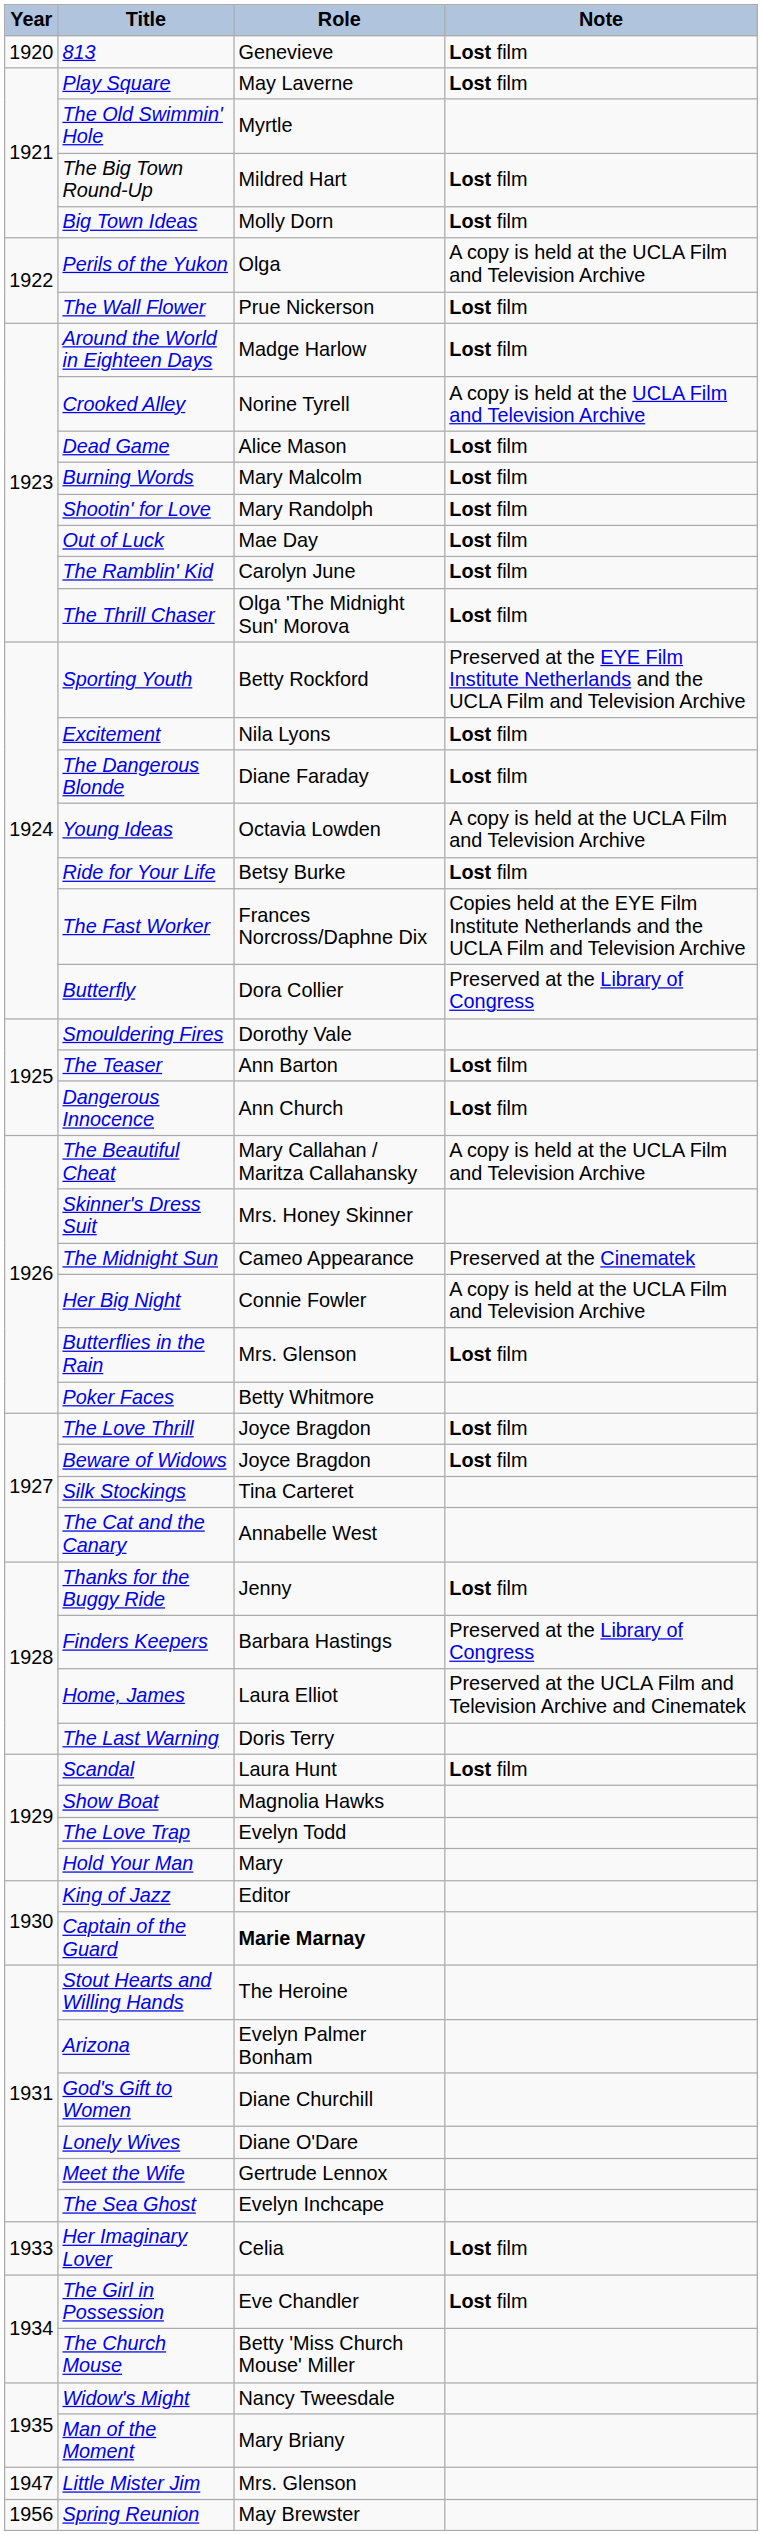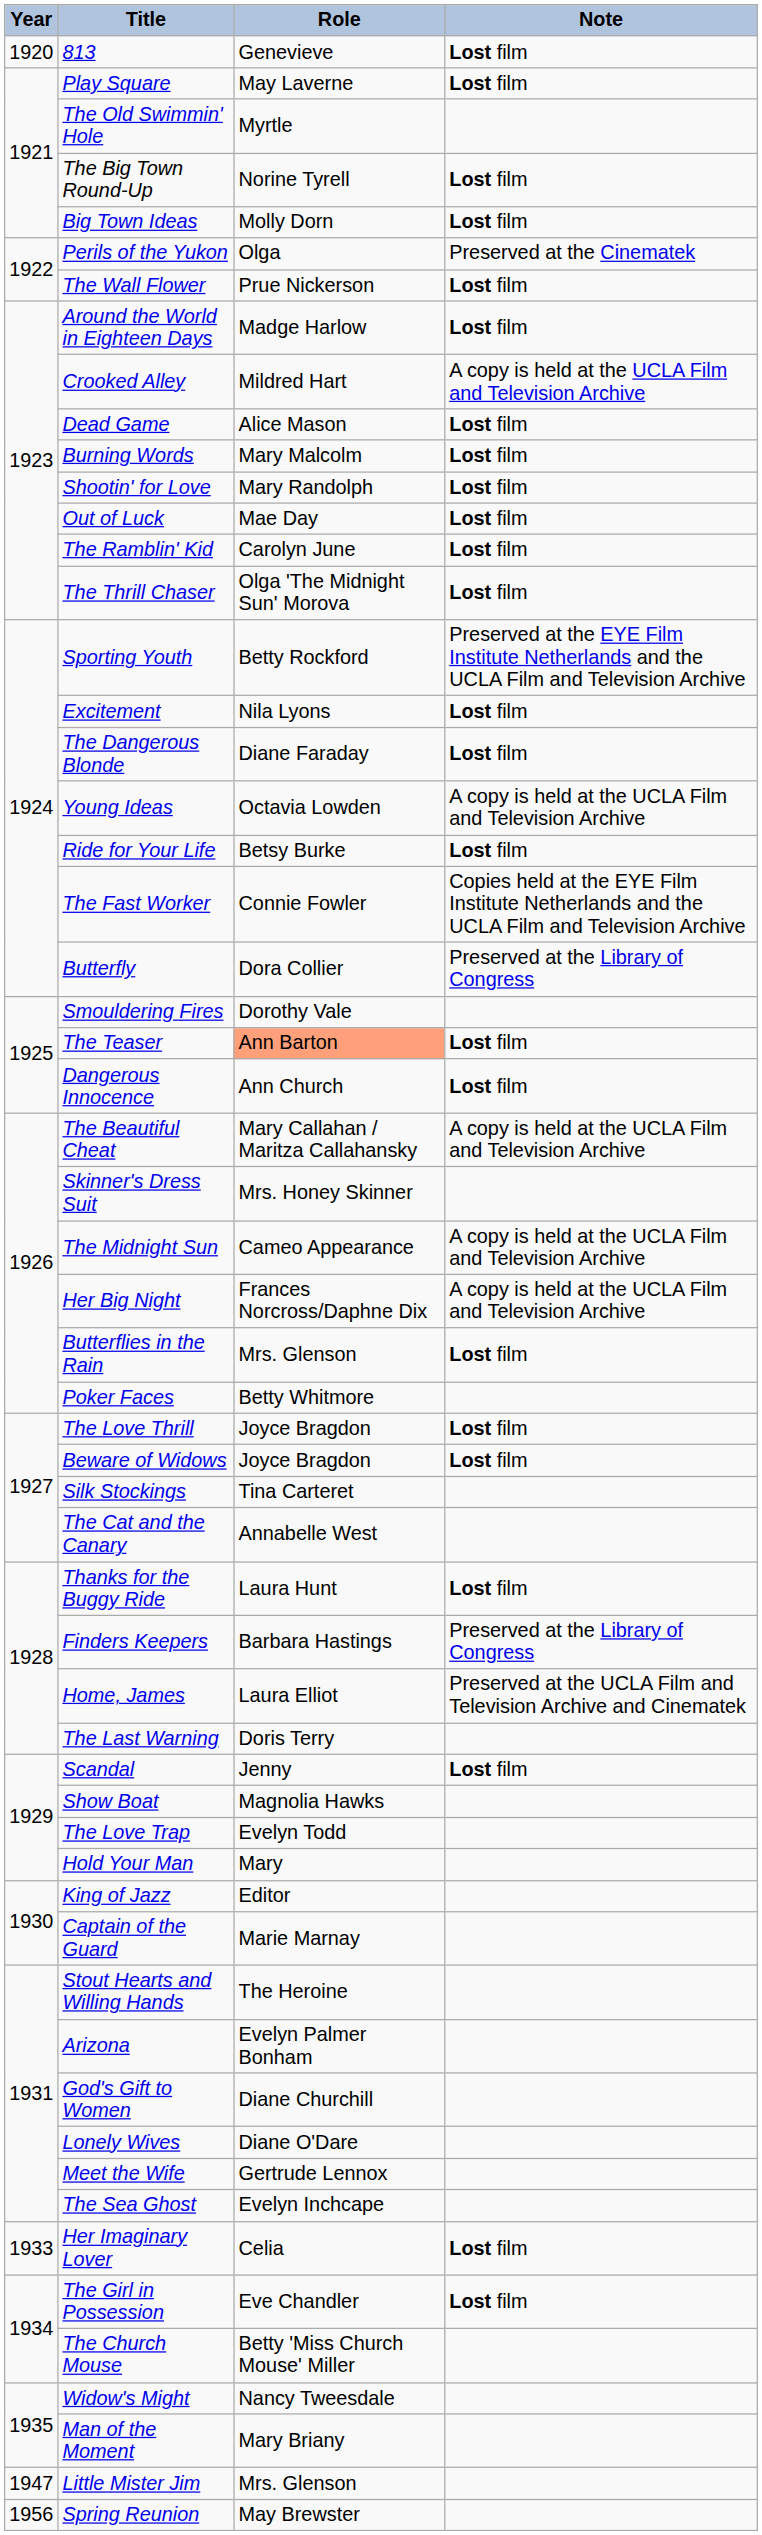(293, 179) Mildred Hart -> (294, 179) Norine Tyrell
(588, 264) A copy is held at the UCLA Film and Television Archive -> (572, 253) Preserved at the Cinematek
(294, 403) Norine Tyrell -> (293, 381) Mildred Hart
(333, 926) Frances Norcross/Daphne Dix -> (302, 904) Connie Fowler
(288, 1065) no background -> (288, 1043) lightsalmon background
(572, 1258) Preserved at the Cinematek -> (588, 1247) A copy is held at the UCLA Film and Television Archive
(302, 1300) Connie Fowler -> (333, 1300) Frances Norcross/Daphne Dix
(265, 1588) Jenny -> (288, 1588) Laura Hunt
(288, 1769) Laura Hunt -> (265, 1769) Jenny
(302, 1938) bold -> (299, 1938) normal
